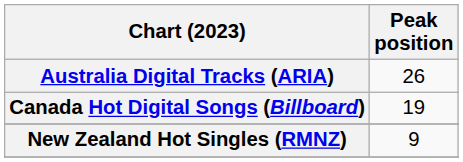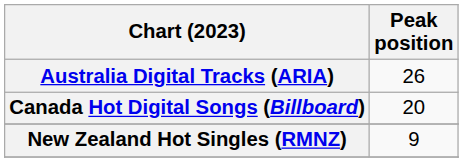(414, 107) 19 -> (414, 107) 20
